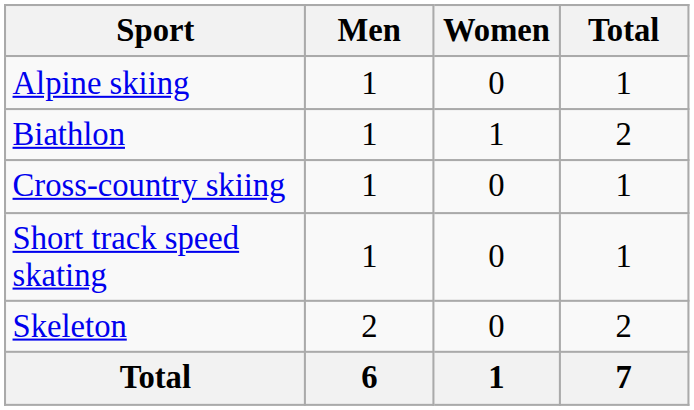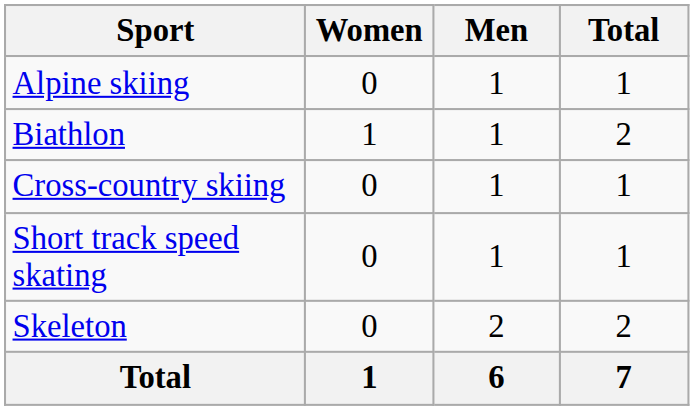columns swapped: (369, 30) <-> (497, 30)
